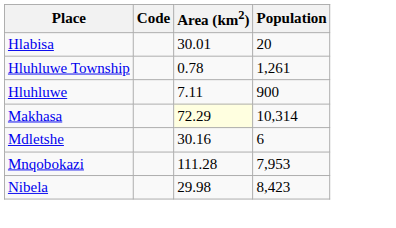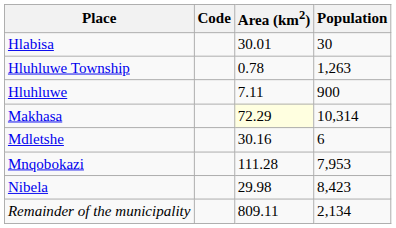(264, 44) 20 -> (325, 44) 30
(273, 68) 1,261 -> (334, 68) 1,263
+ row: (99, 211)
